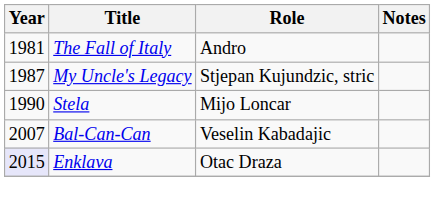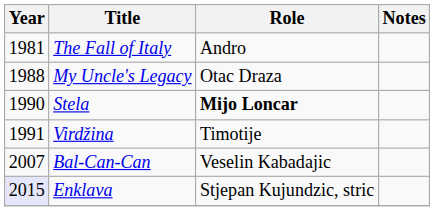(27, 76) 1987 -> (27, 76) 1988
(287, 76) Stjepan Kujundzic, stric -> (241, 76) Otac Draza
(245, 104) normal -> (249, 104) bold
+ row: (83, 133)
(241, 162) Otac Draza -> (287, 190) Stjepan Kujundzic, stric
